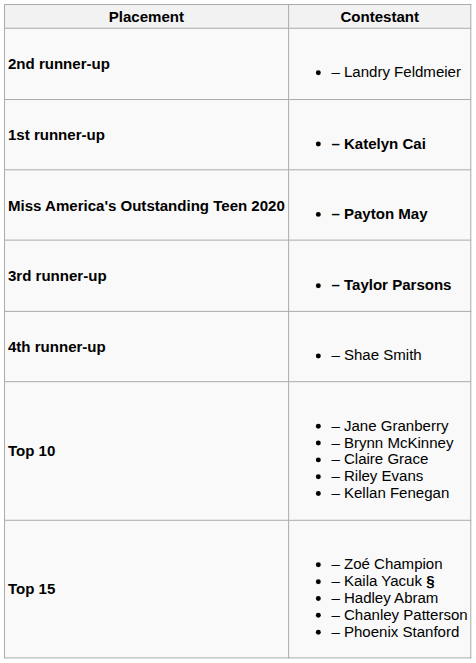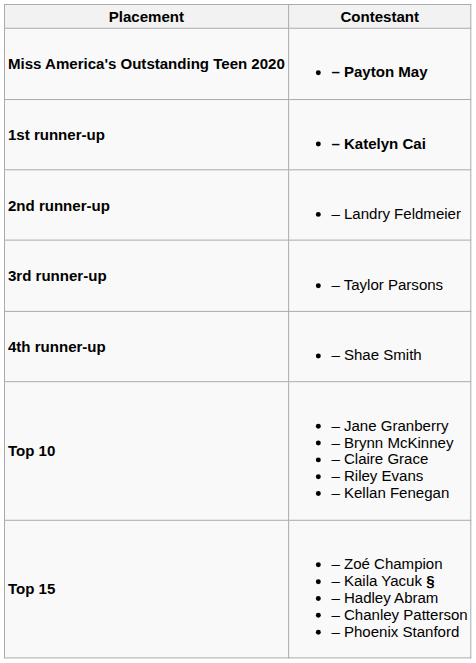rows swapped: (146, 205) <-> (59, 64)
(380, 284) bold -> (380, 284) normal
